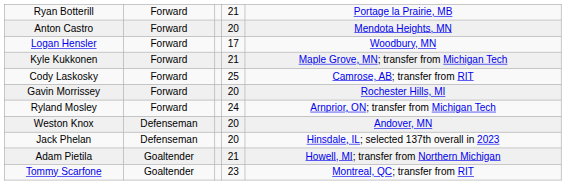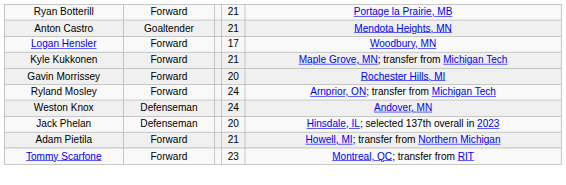(169, 28) Forward -> (169, 28) Goaltender
(233, 28) 20 -> (233, 28) 21
- row: (64, 76)
(233, 124) 20 -> (233, 108) 24
(169, 156) Goaltender -> (169, 140) Forward
(169, 172) Goaltender -> (169, 156) Forward
